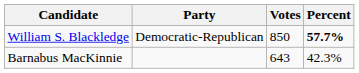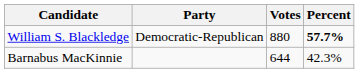(280, 36) 850 -> (280, 36) 880
(280, 57) 643 -> (280, 57) 644
